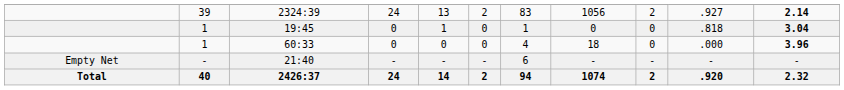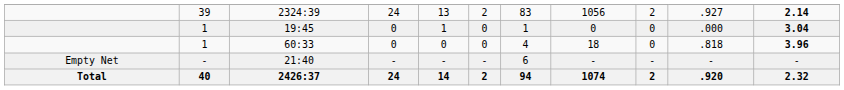(711, 29) .818 -> (711, 29) .000
(711, 45) .000 -> (711, 45) .818
